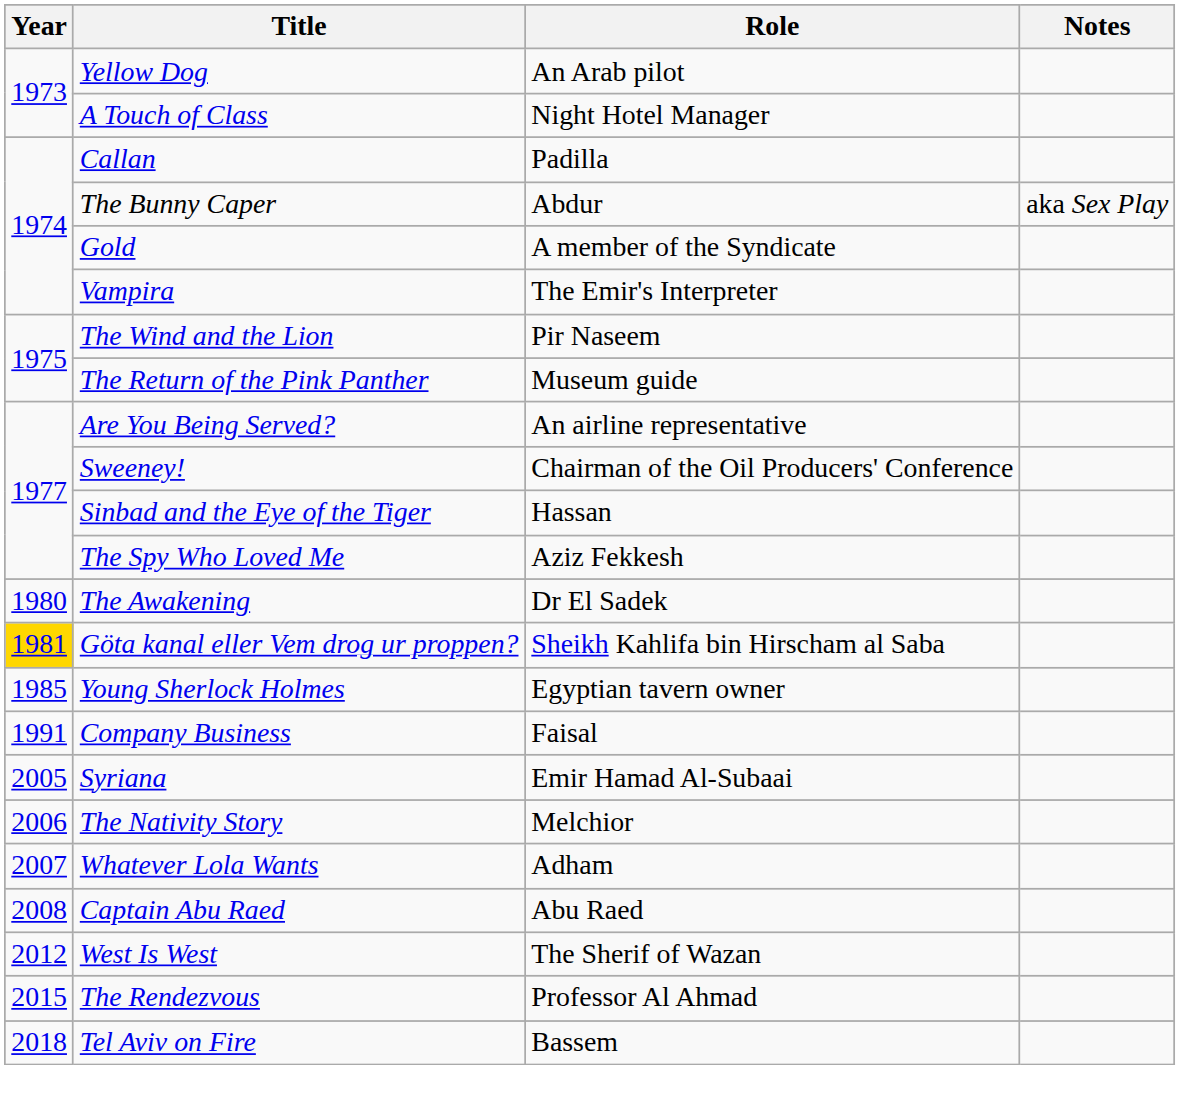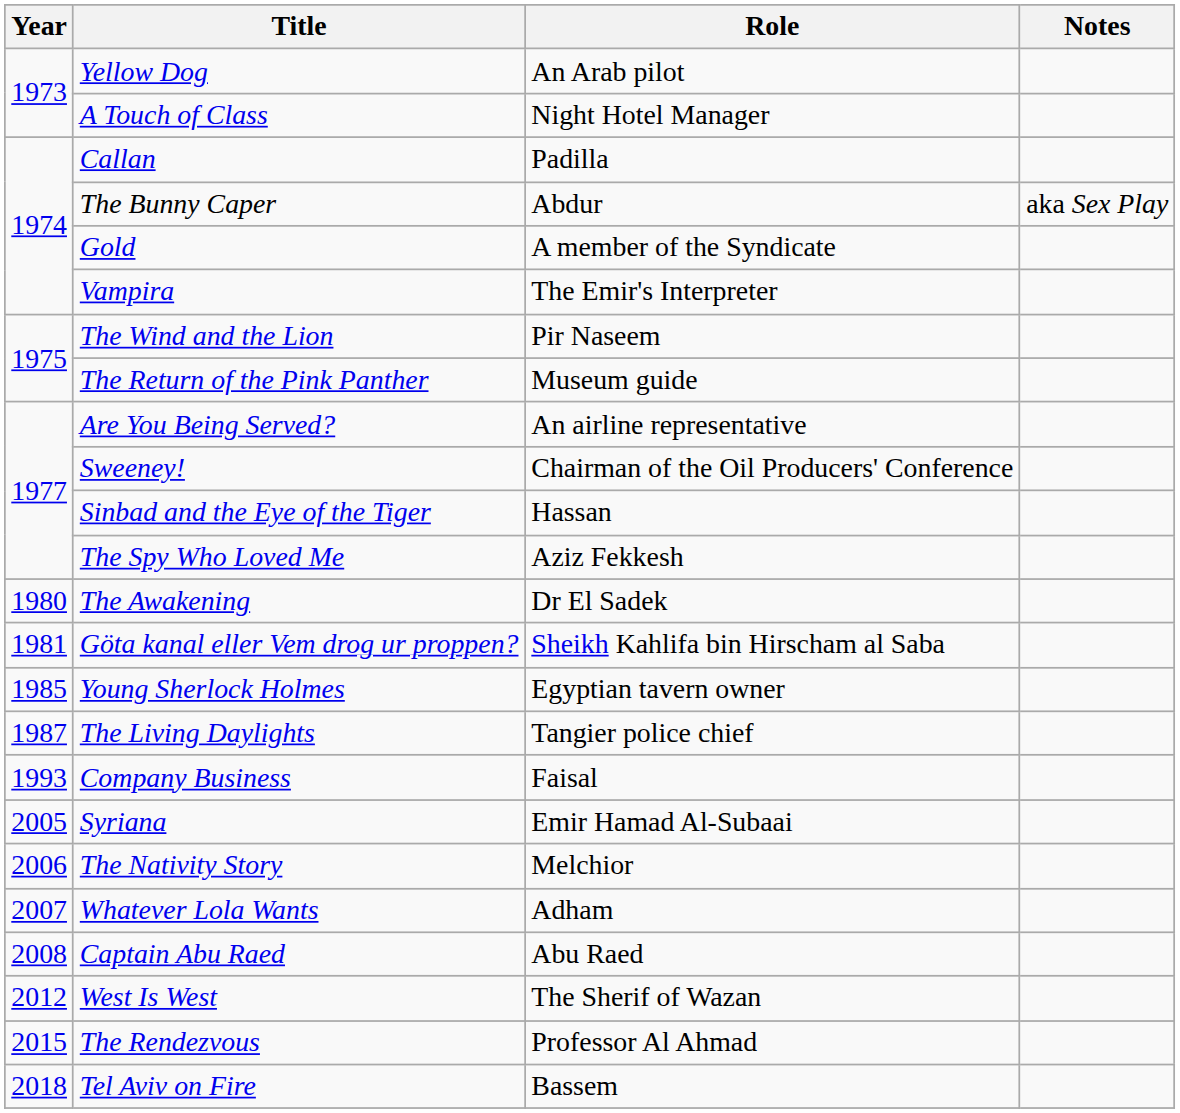(39, 644) gold background -> (39, 644) no background
+ row: (197, 733)
(39, 733) 1991 -> (39, 777) 1993
